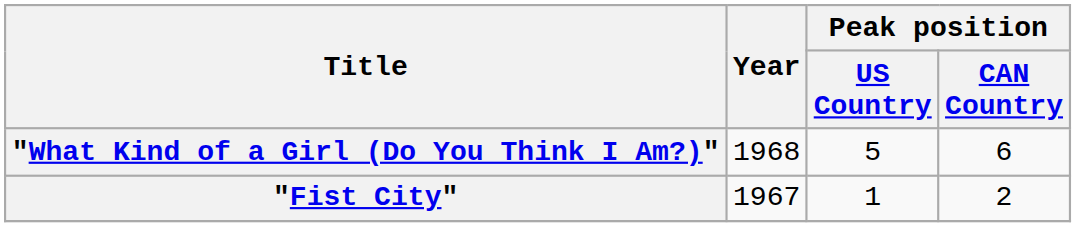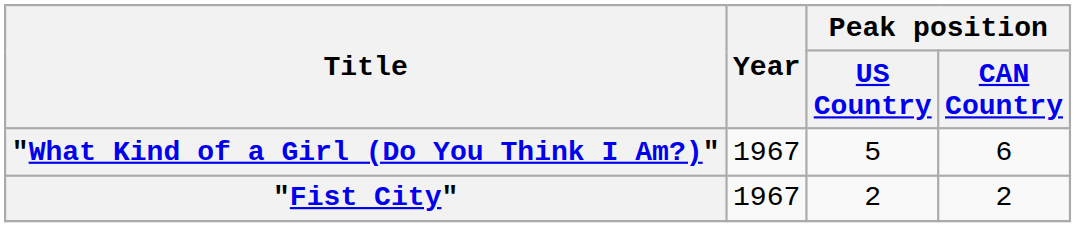(767, 152) 1968 -> (767, 152) 1967
(873, 198) 1 -> (873, 198) 2
